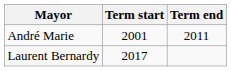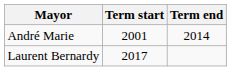(197, 35) 2011 -> (197, 35) 2014
